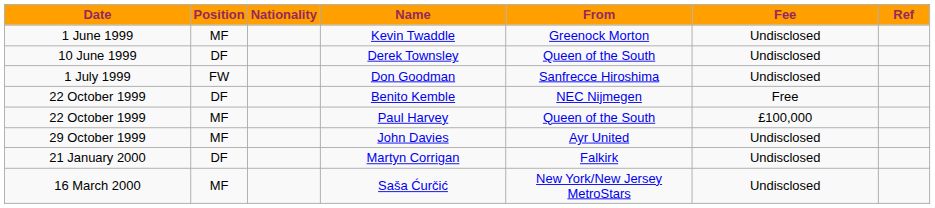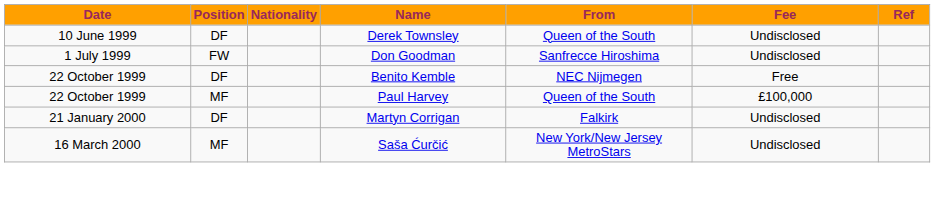- row: (413, 36)
- row: (413, 138)
